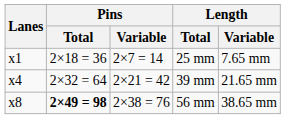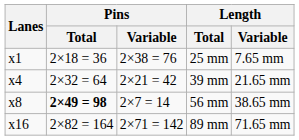(138, 59) 2×7 = 14 -> (148, 59) 2×38 = 76
(141, 102) 2×38 = 76 -> (145, 102) 2×7 = 14
+ row: (209, 124)
